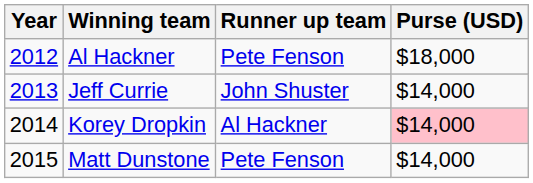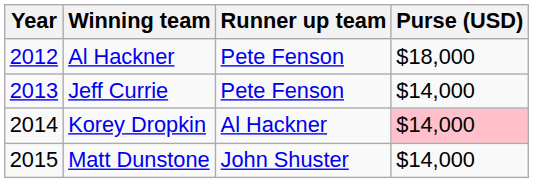(285, 90) John Shuster -> (282, 90) Pete Fenson
(282, 159) Pete Fenson -> (285, 159) John Shuster
